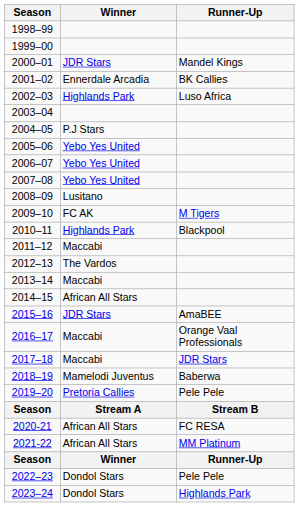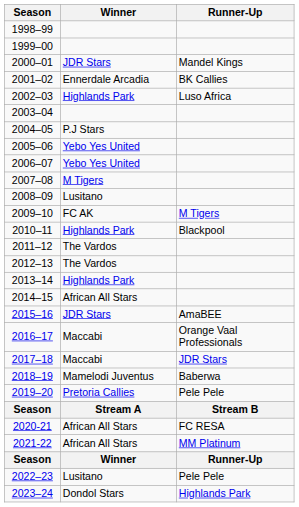(101, 180) Yebo Yes United -> (83, 180) M Tigers
(82, 247) Maccabi -> (90, 247) The Vardos
(82, 280) Maccabi -> (99, 280) Highlands Park
(93, 476) Dondol Stars -> (83, 476) Lusitano
